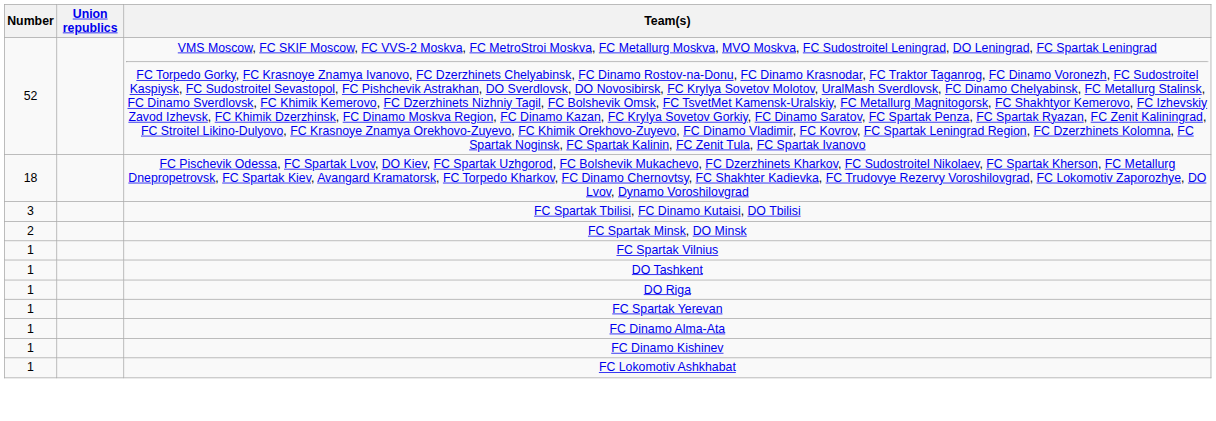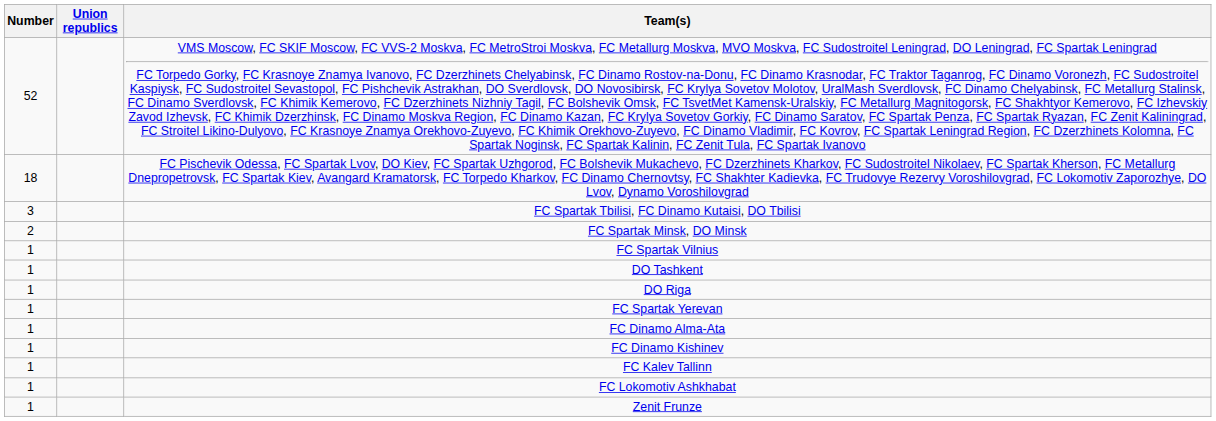+ row: (667, 367)
+ row: (667, 406)
